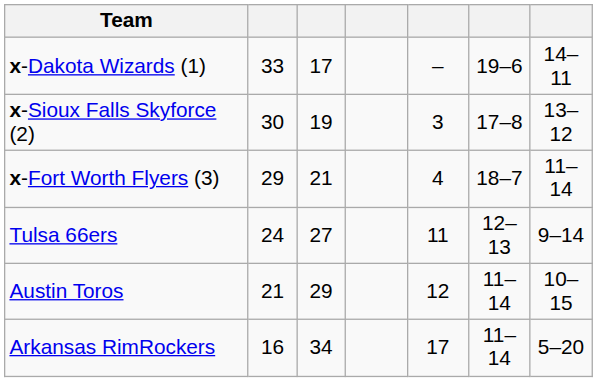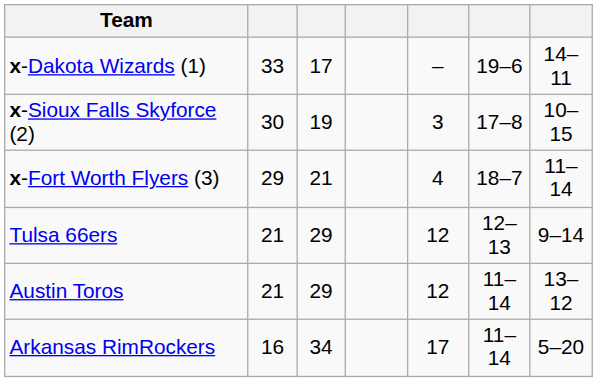(561, 122) 13–12 -> (561, 122) 10–15
(273, 234) 24 -> (273, 234) 21
(321, 234) 27 -> (321, 234) 29
(438, 234) 11 -> (438, 234) 12
(561, 291) 10–15 -> (561, 291) 13–12
